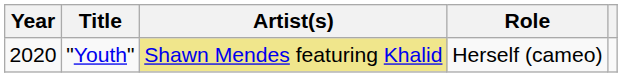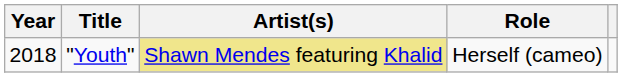(33, 54) 2020 -> (33, 54) 2018
